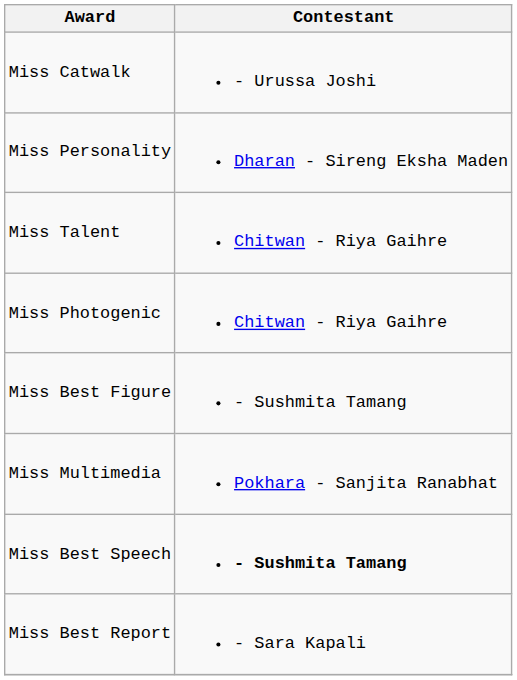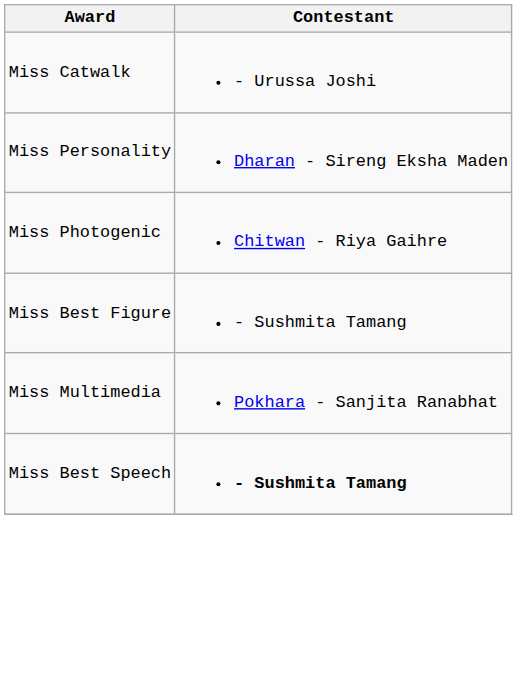- row: (65, 233)
- row: (90, 635)
